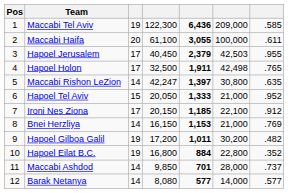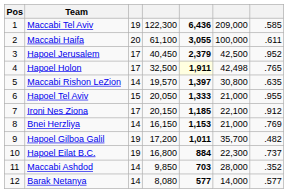(234, 53) 42,503 -> (234, 53) 42,500
(273, 53) .955 -> (273, 53) .952
(200, 68) no background -> (200, 68) lightyellow background
(163, 82) 42,247 -> (163, 82) 19,570
(273, 96) .952 -> (273, 96) .955
(234, 138) 30,200 -> (234, 138) 35,700
(234, 152) 22,800 -> (234, 152) 22,300
(273, 152) .352 -> (273, 152) .737
(204, 167) 701 -> (204, 167) 703
(273, 167) .737 -> (273, 167) .352
